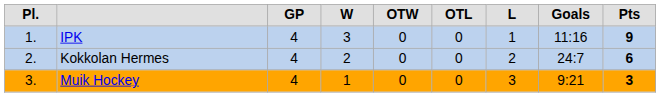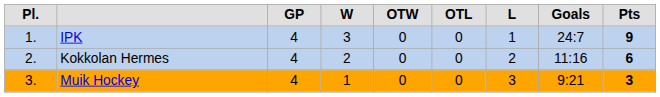(571, 37) 11:16 -> (571, 37) 24:7
(571, 59) 24:7 -> (571, 59) 11:16
